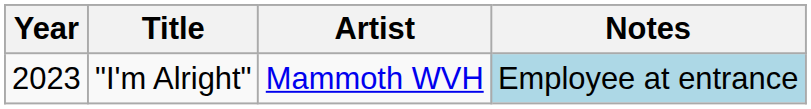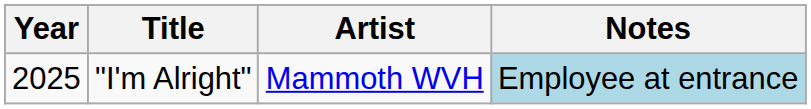(46, 77) 2023 -> (46, 77) 2025
